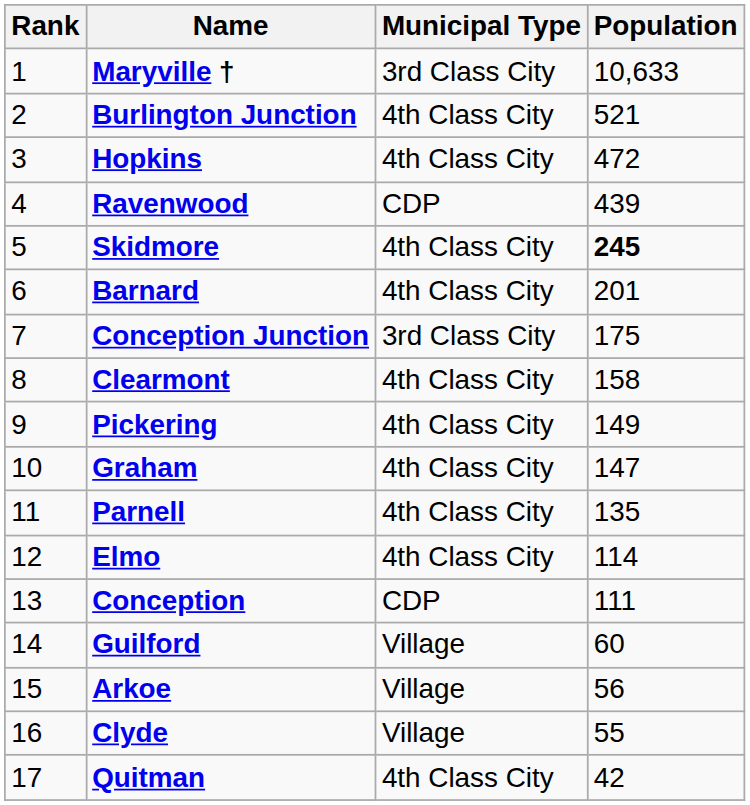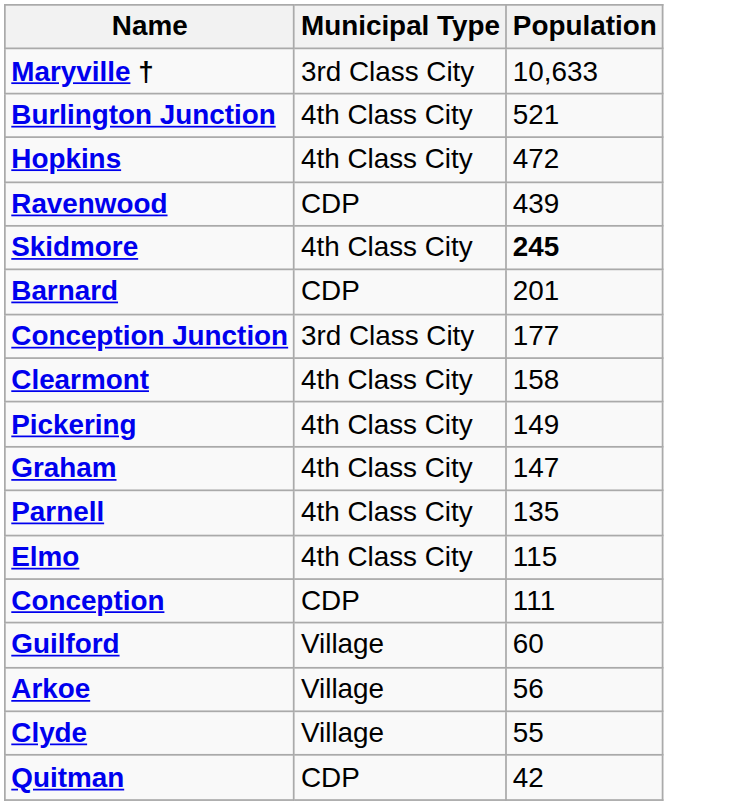- column: (45, 26)
(468, 291) 4th Class City -> (330, 291) CDP
(617, 335) 175 -> (536, 335) 177
(616, 556) 114 -> (535, 556) 115
(468, 777) 4th Class City -> (330, 777) CDP
